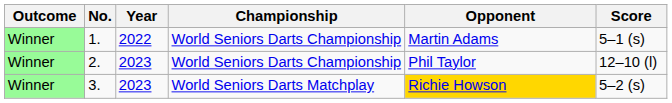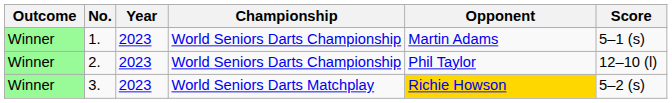(135, 39) 2022 -> (135, 39) 2023
